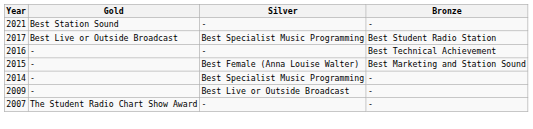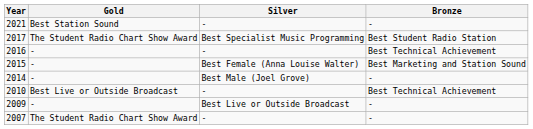(104, 38) Best Live or Outside Broadcast -> (114, 38) The Student Radio Chart Show Award
(283, 78) Best Specialist Music Programming -> (256, 78) Best Male (Joel Grove)
+ row: (16, 91)
